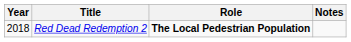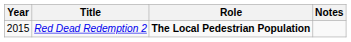(18, 28) 2018 -> (18, 28) 2015
